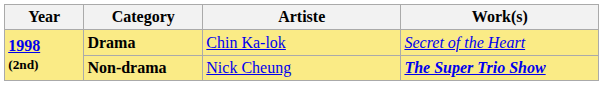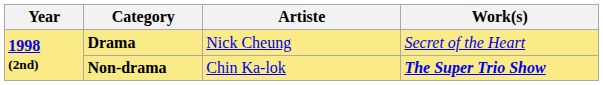(246, 42) Chin Ka-lok -> (249, 42) Nick Cheung
(249, 67) Nick Cheung -> (246, 67) Chin Ka-lok
